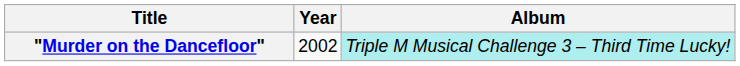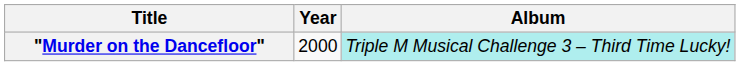(318, 46) 2002 -> (318, 46) 2000
